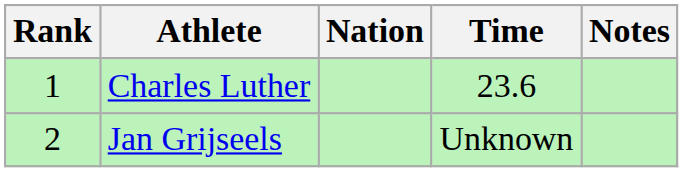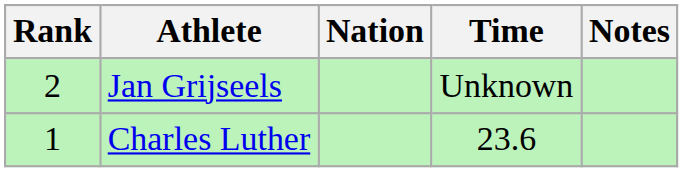rows swapped: (209, 85) <-> (195, 138)
